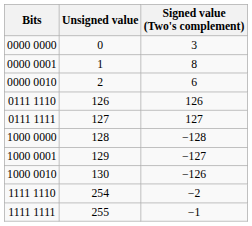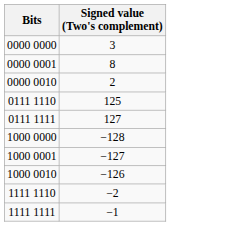- column: (100, 20)
(194, 82) 6 -> (112, 82) 2
(194, 100) 126 -> (112, 100) 125
